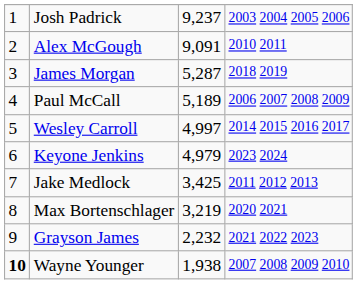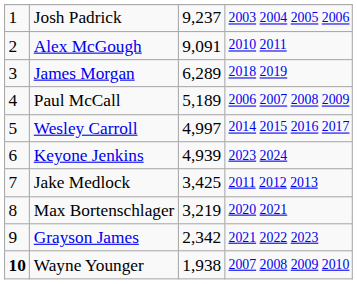(202, 73) 5,287 -> (202, 73) 6,289
(202, 155) 4,979 -> (202, 155) 4,939
(202, 237) 2,232 -> (202, 237) 2,342
